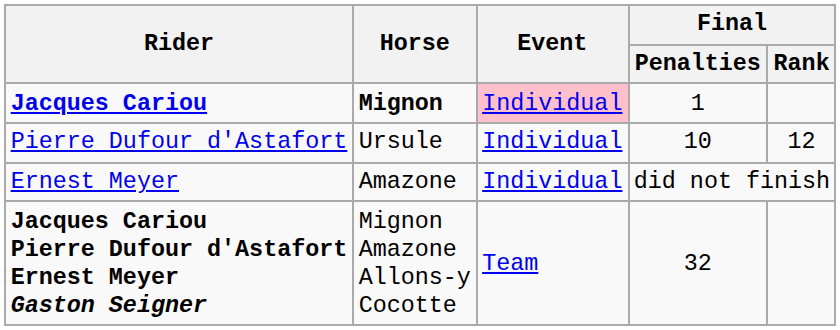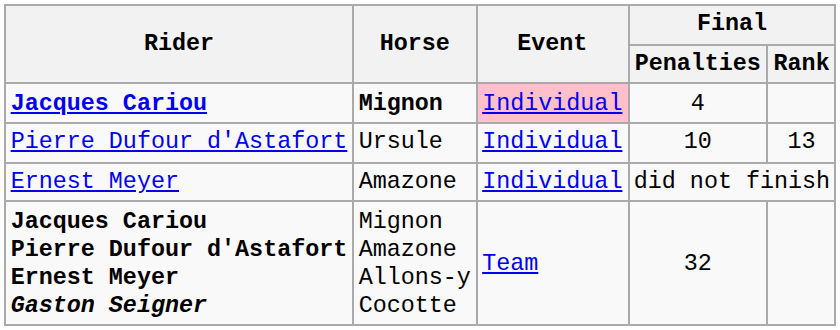(698, 103) 1 -> (698, 103) 4
(802, 142) 12 -> (802, 142) 13
